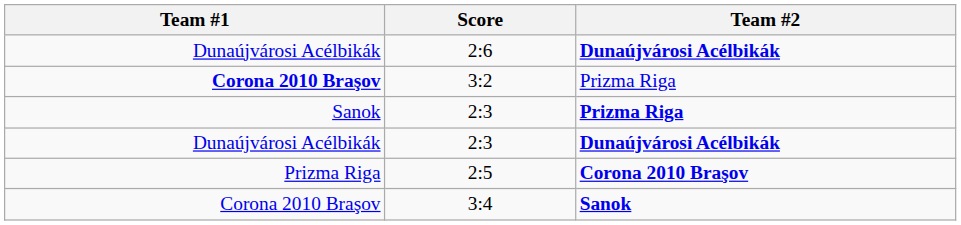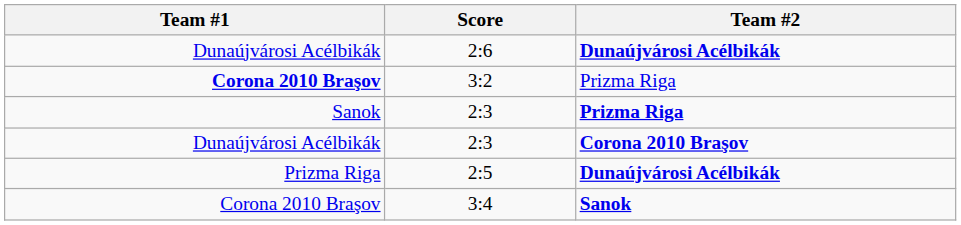(680, 142) Dunaújvárosi Acélbikák -> (664, 142) Corona 2010 Braşov
(664, 173) Corona 2010 Braşov -> (680, 173) Dunaújvárosi Acélbikák
